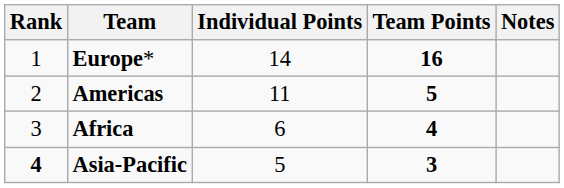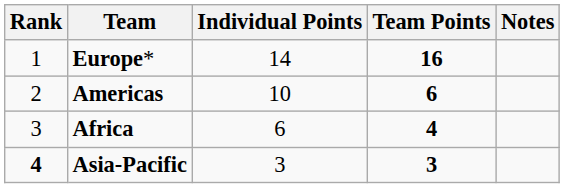(280, 93) 11 -> (280, 93) 10
(432, 93) 5 -> (432, 93) 6
(280, 164) 5 -> (280, 164) 3
